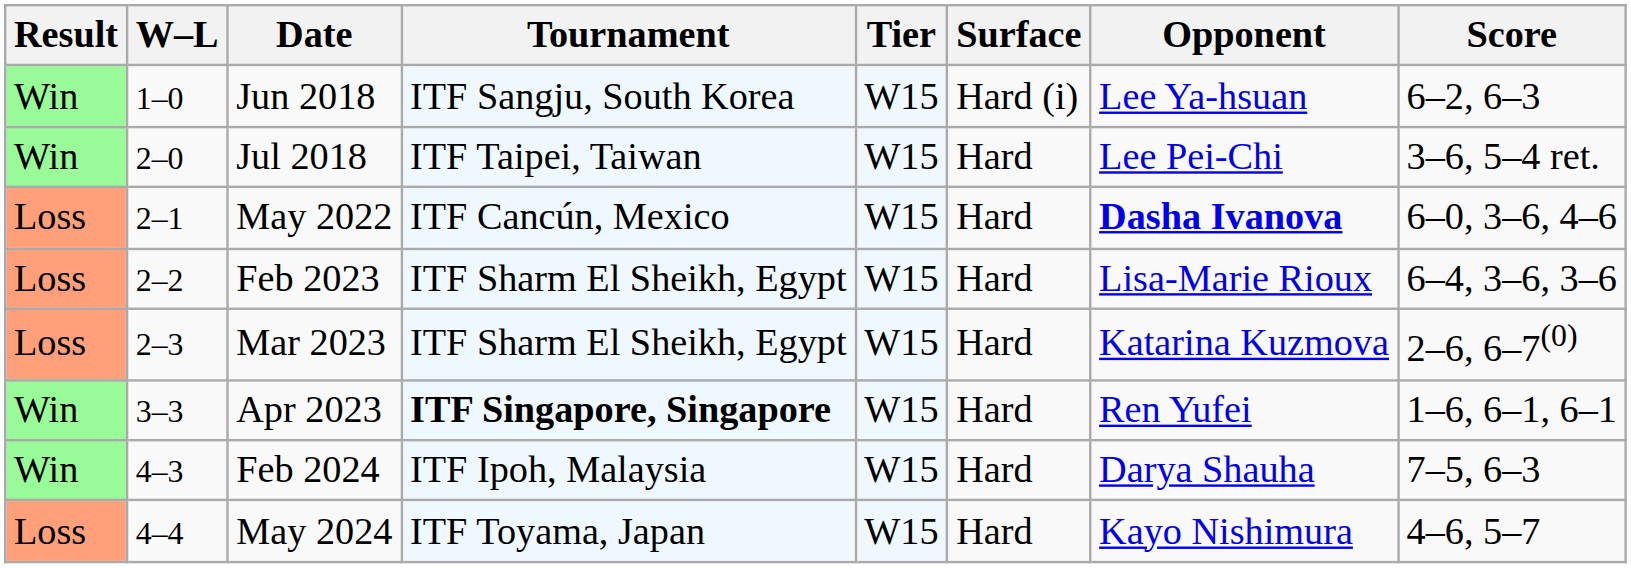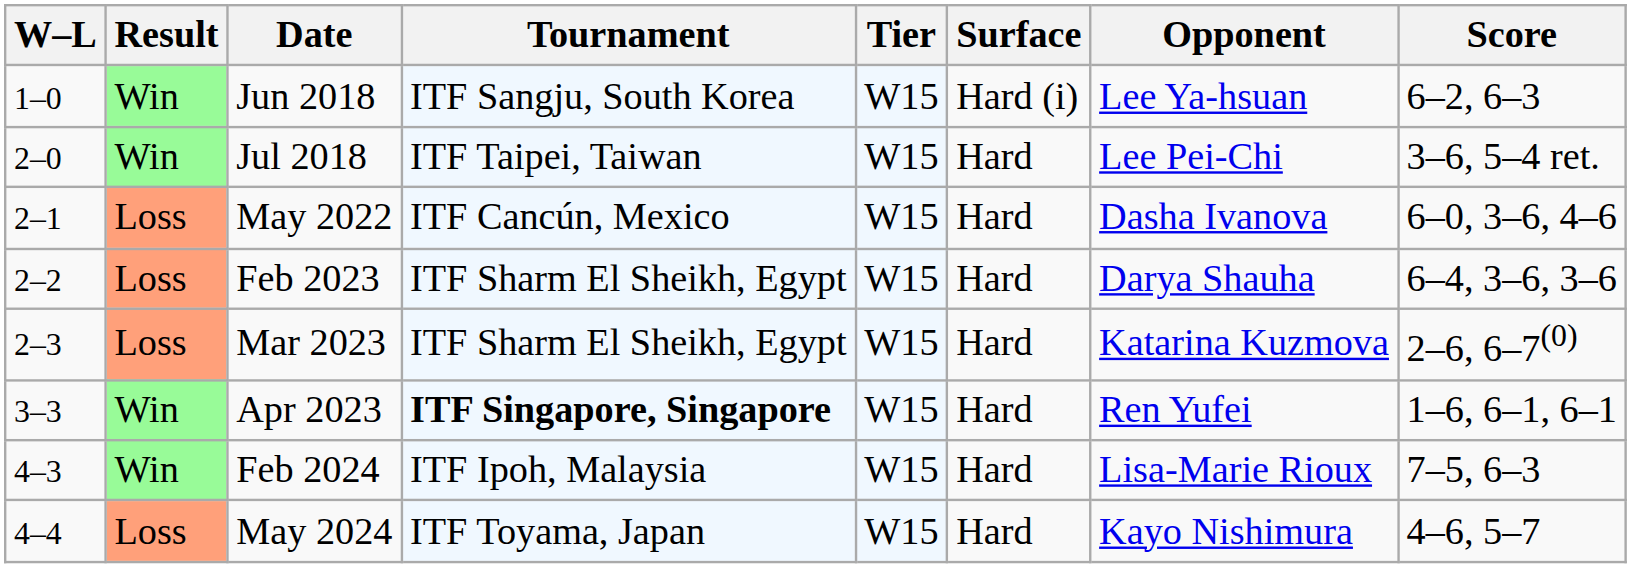columns swapped: (66, 34) <-> (177, 34)
(1221, 216) bold -> (1213, 216) normal
(1236, 277) Lisa-Marie Rioux -> (1207, 277) Darya Shauha
(1207, 469) Darya Shauha -> (1236, 469) Lisa-Marie Rioux
